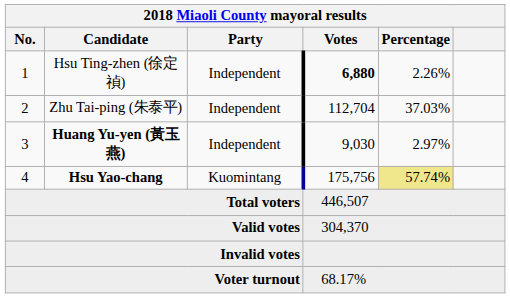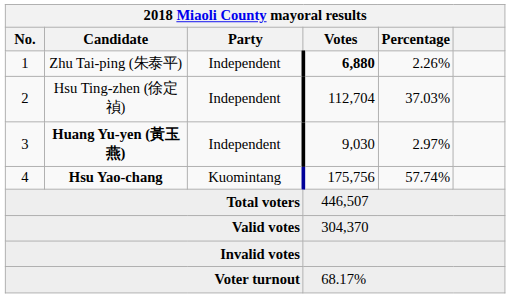(116, 72) Hsu Ting-zhen (徐定禎) -> (116, 63) Zhu Tai-ping (朱泰平)
(116, 108) Zhu Tai-ping (朱泰平) -> (116, 98) Hsu Ting-zhen (徐定禎)
(428, 177) khaki background -> (428, 177) no background
